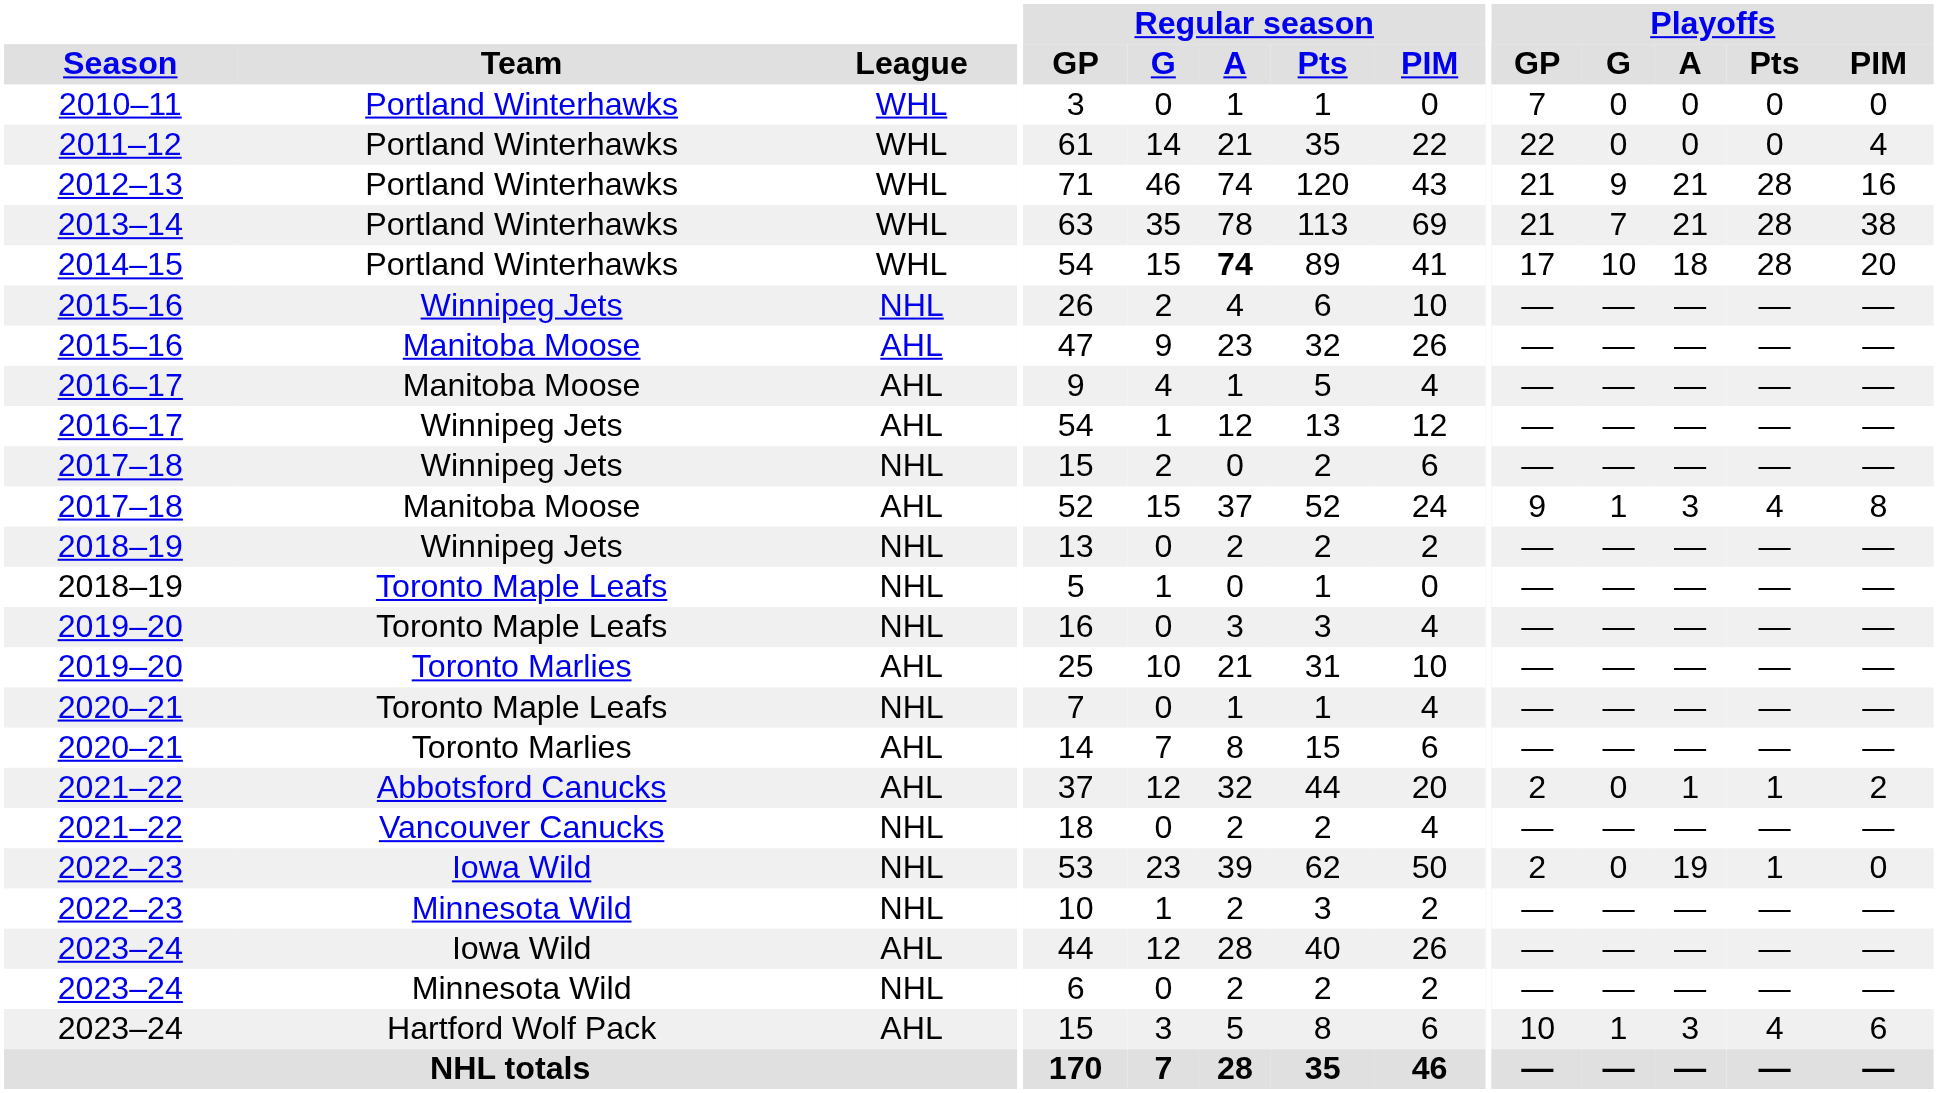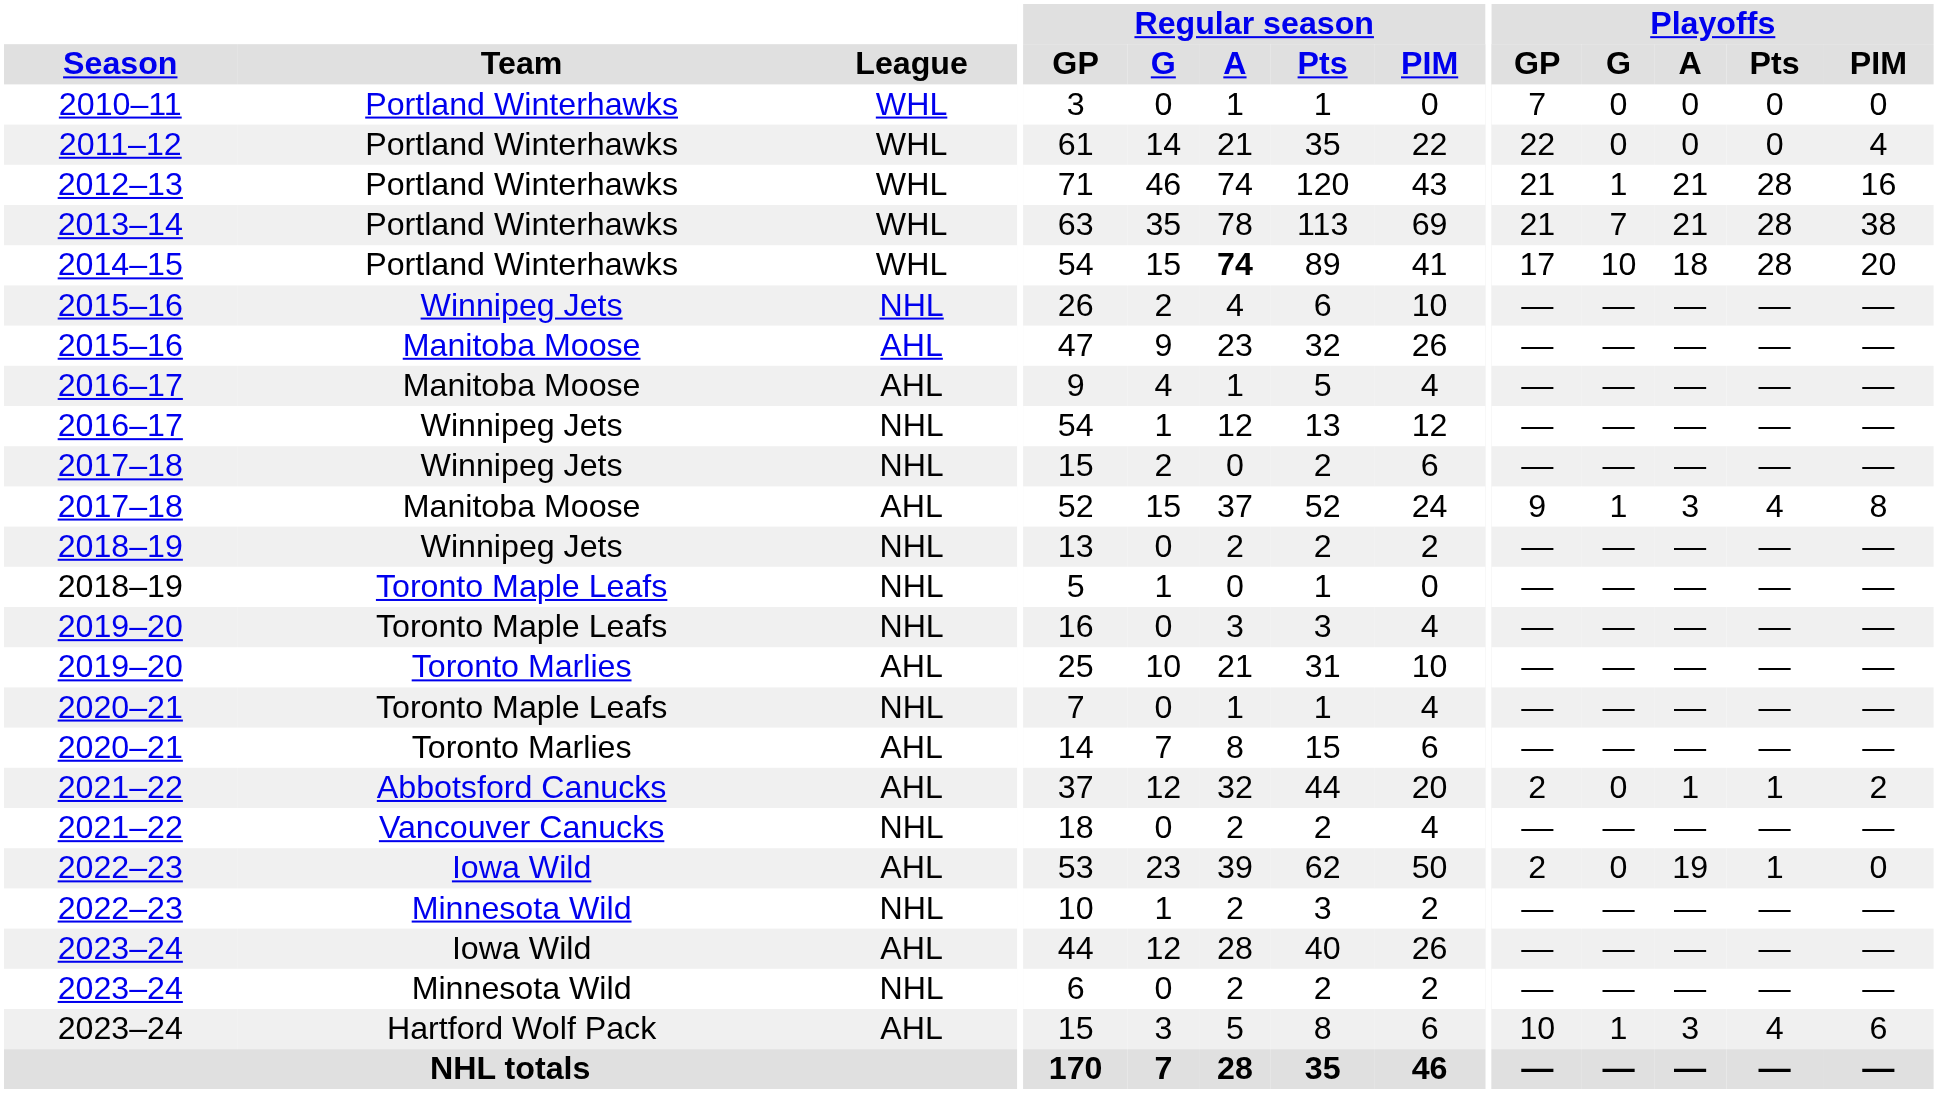(1619, 184) 9 -> (1619, 184) 1
(912, 425) AHL -> (912, 425) NHL
(912, 867) NHL -> (912, 867) AHL
